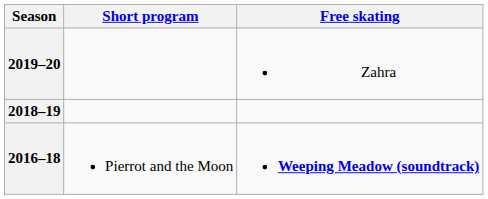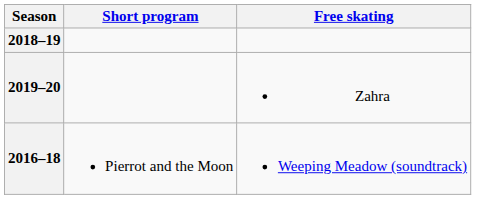rows swapped: (34, 63) <-> (34, 111)
(360, 167) bold -> (354, 167) normal
